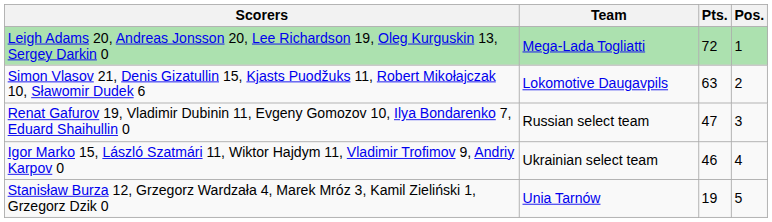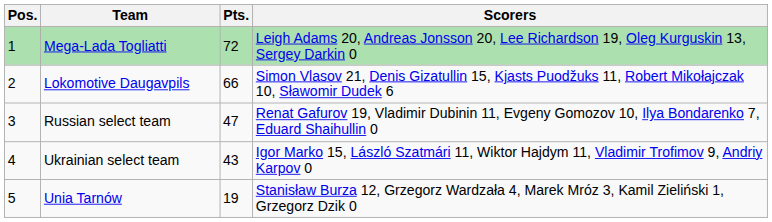columns swapped: (749, 15) <-> (262, 15)
(709, 84) 63 -> (231, 84) 66
(709, 160) 46 -> (231, 160) 43
